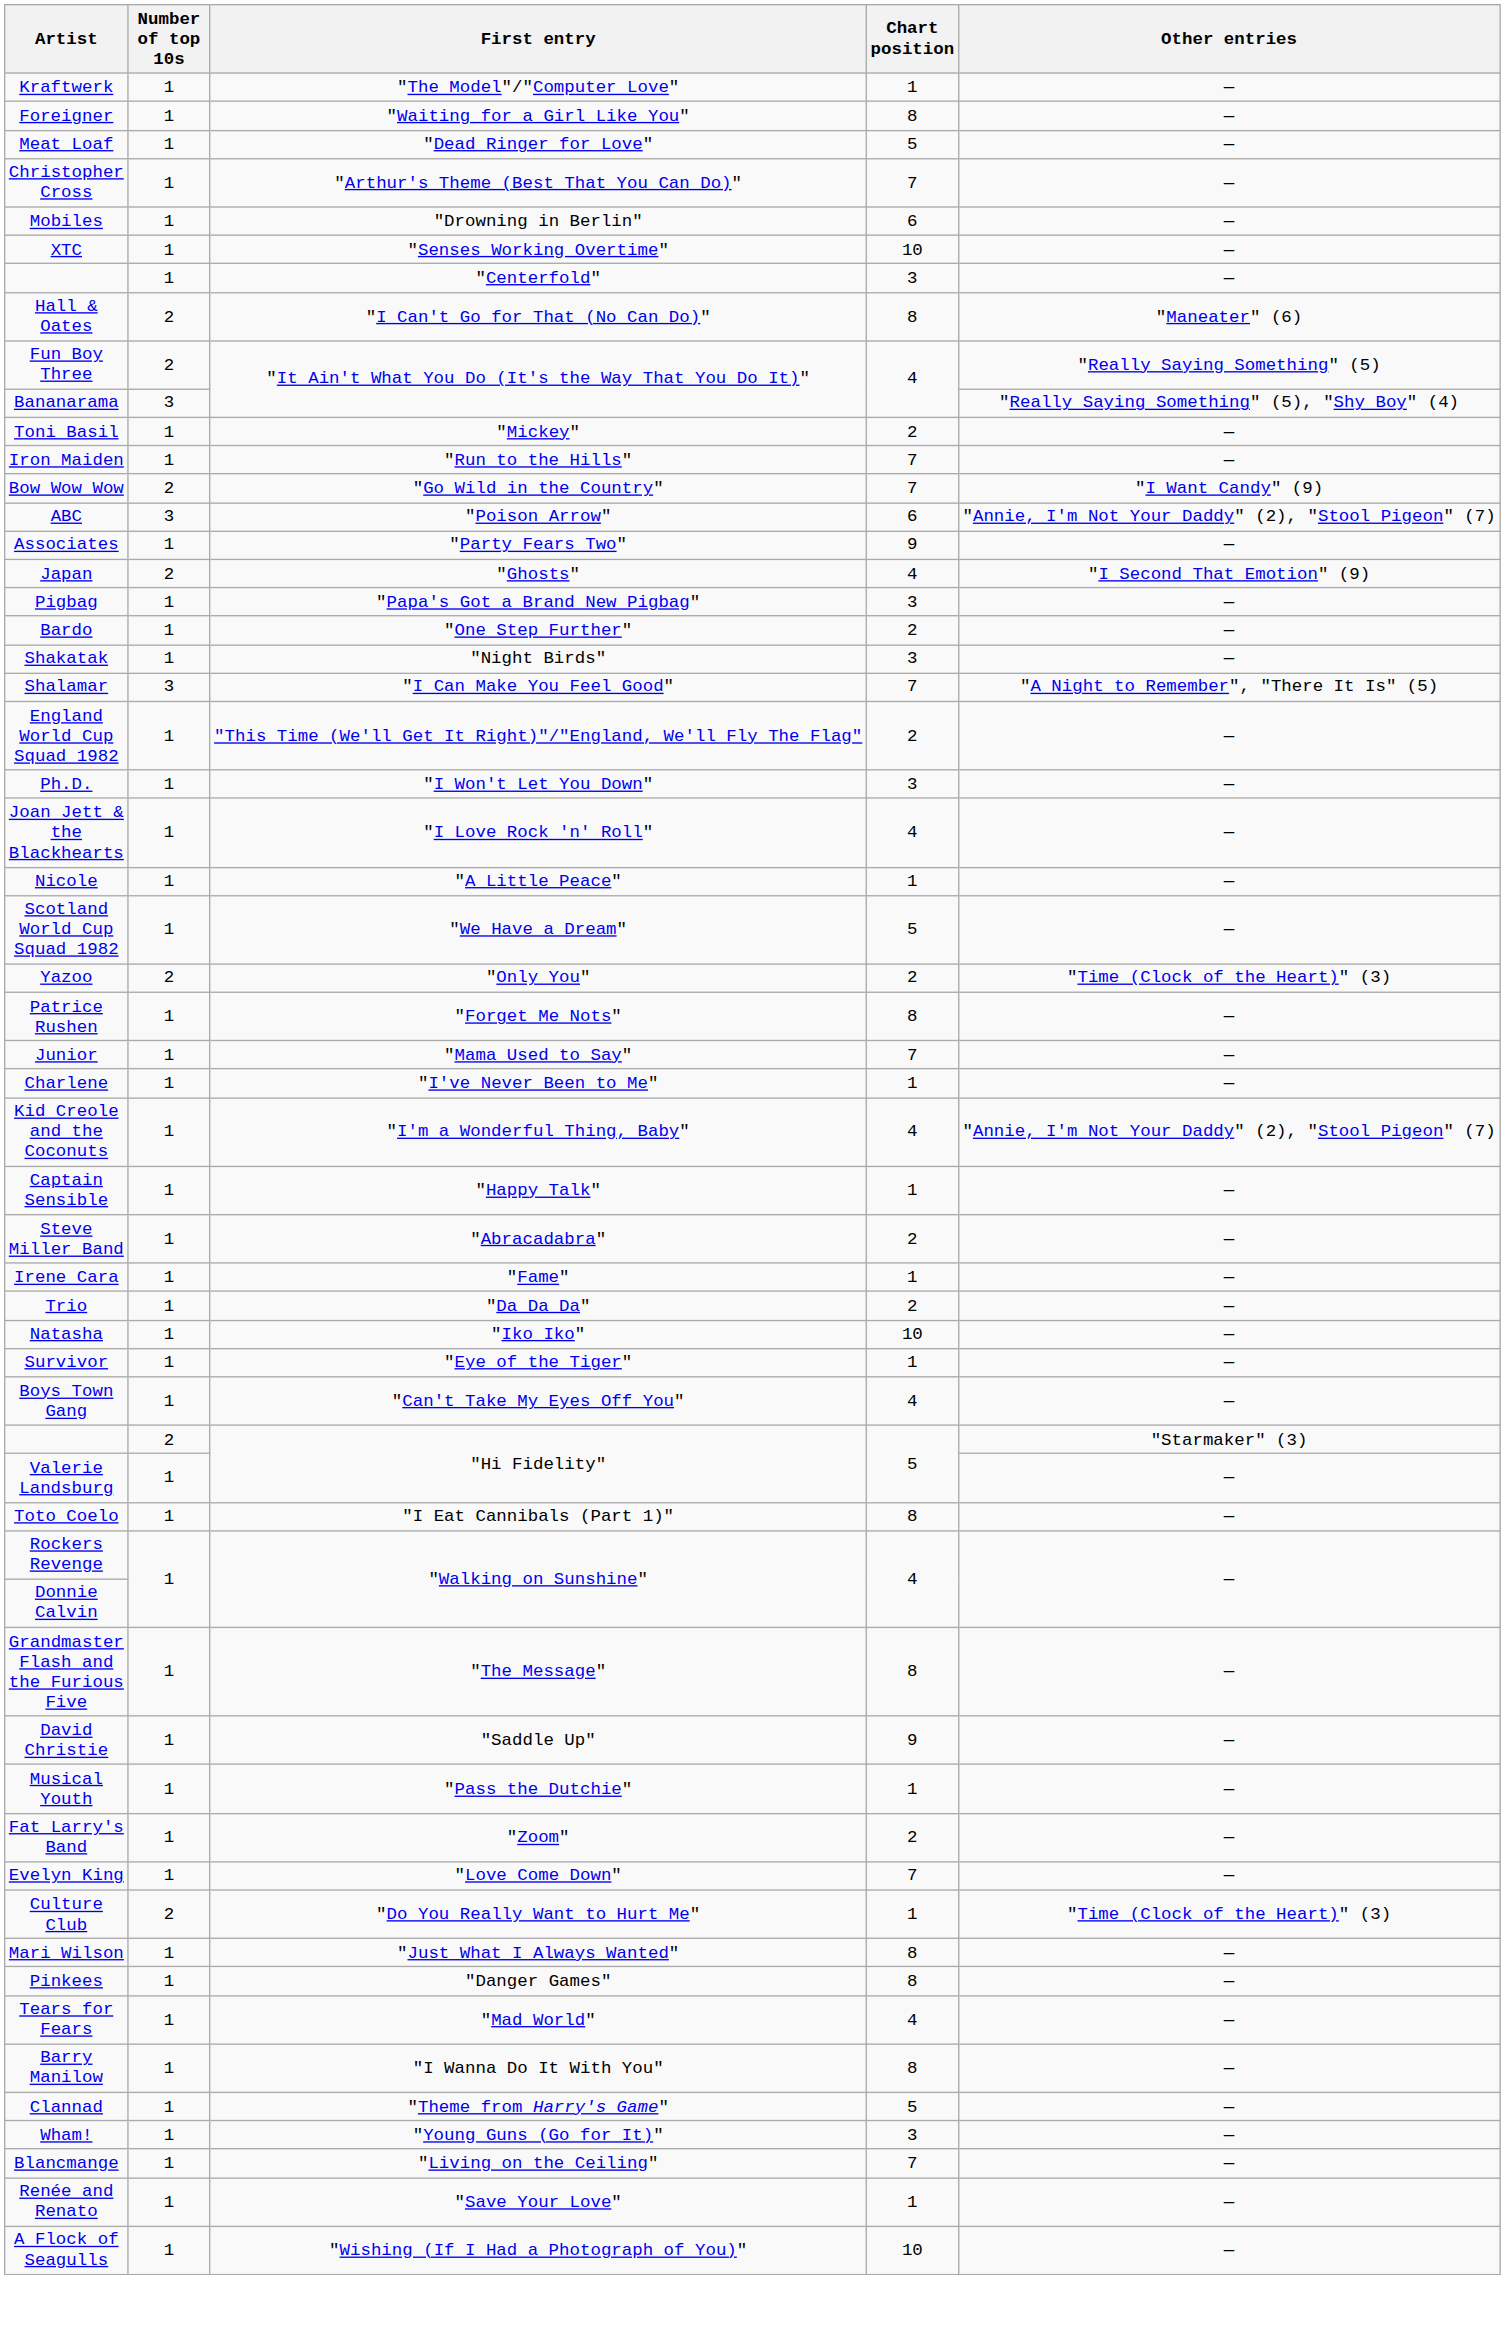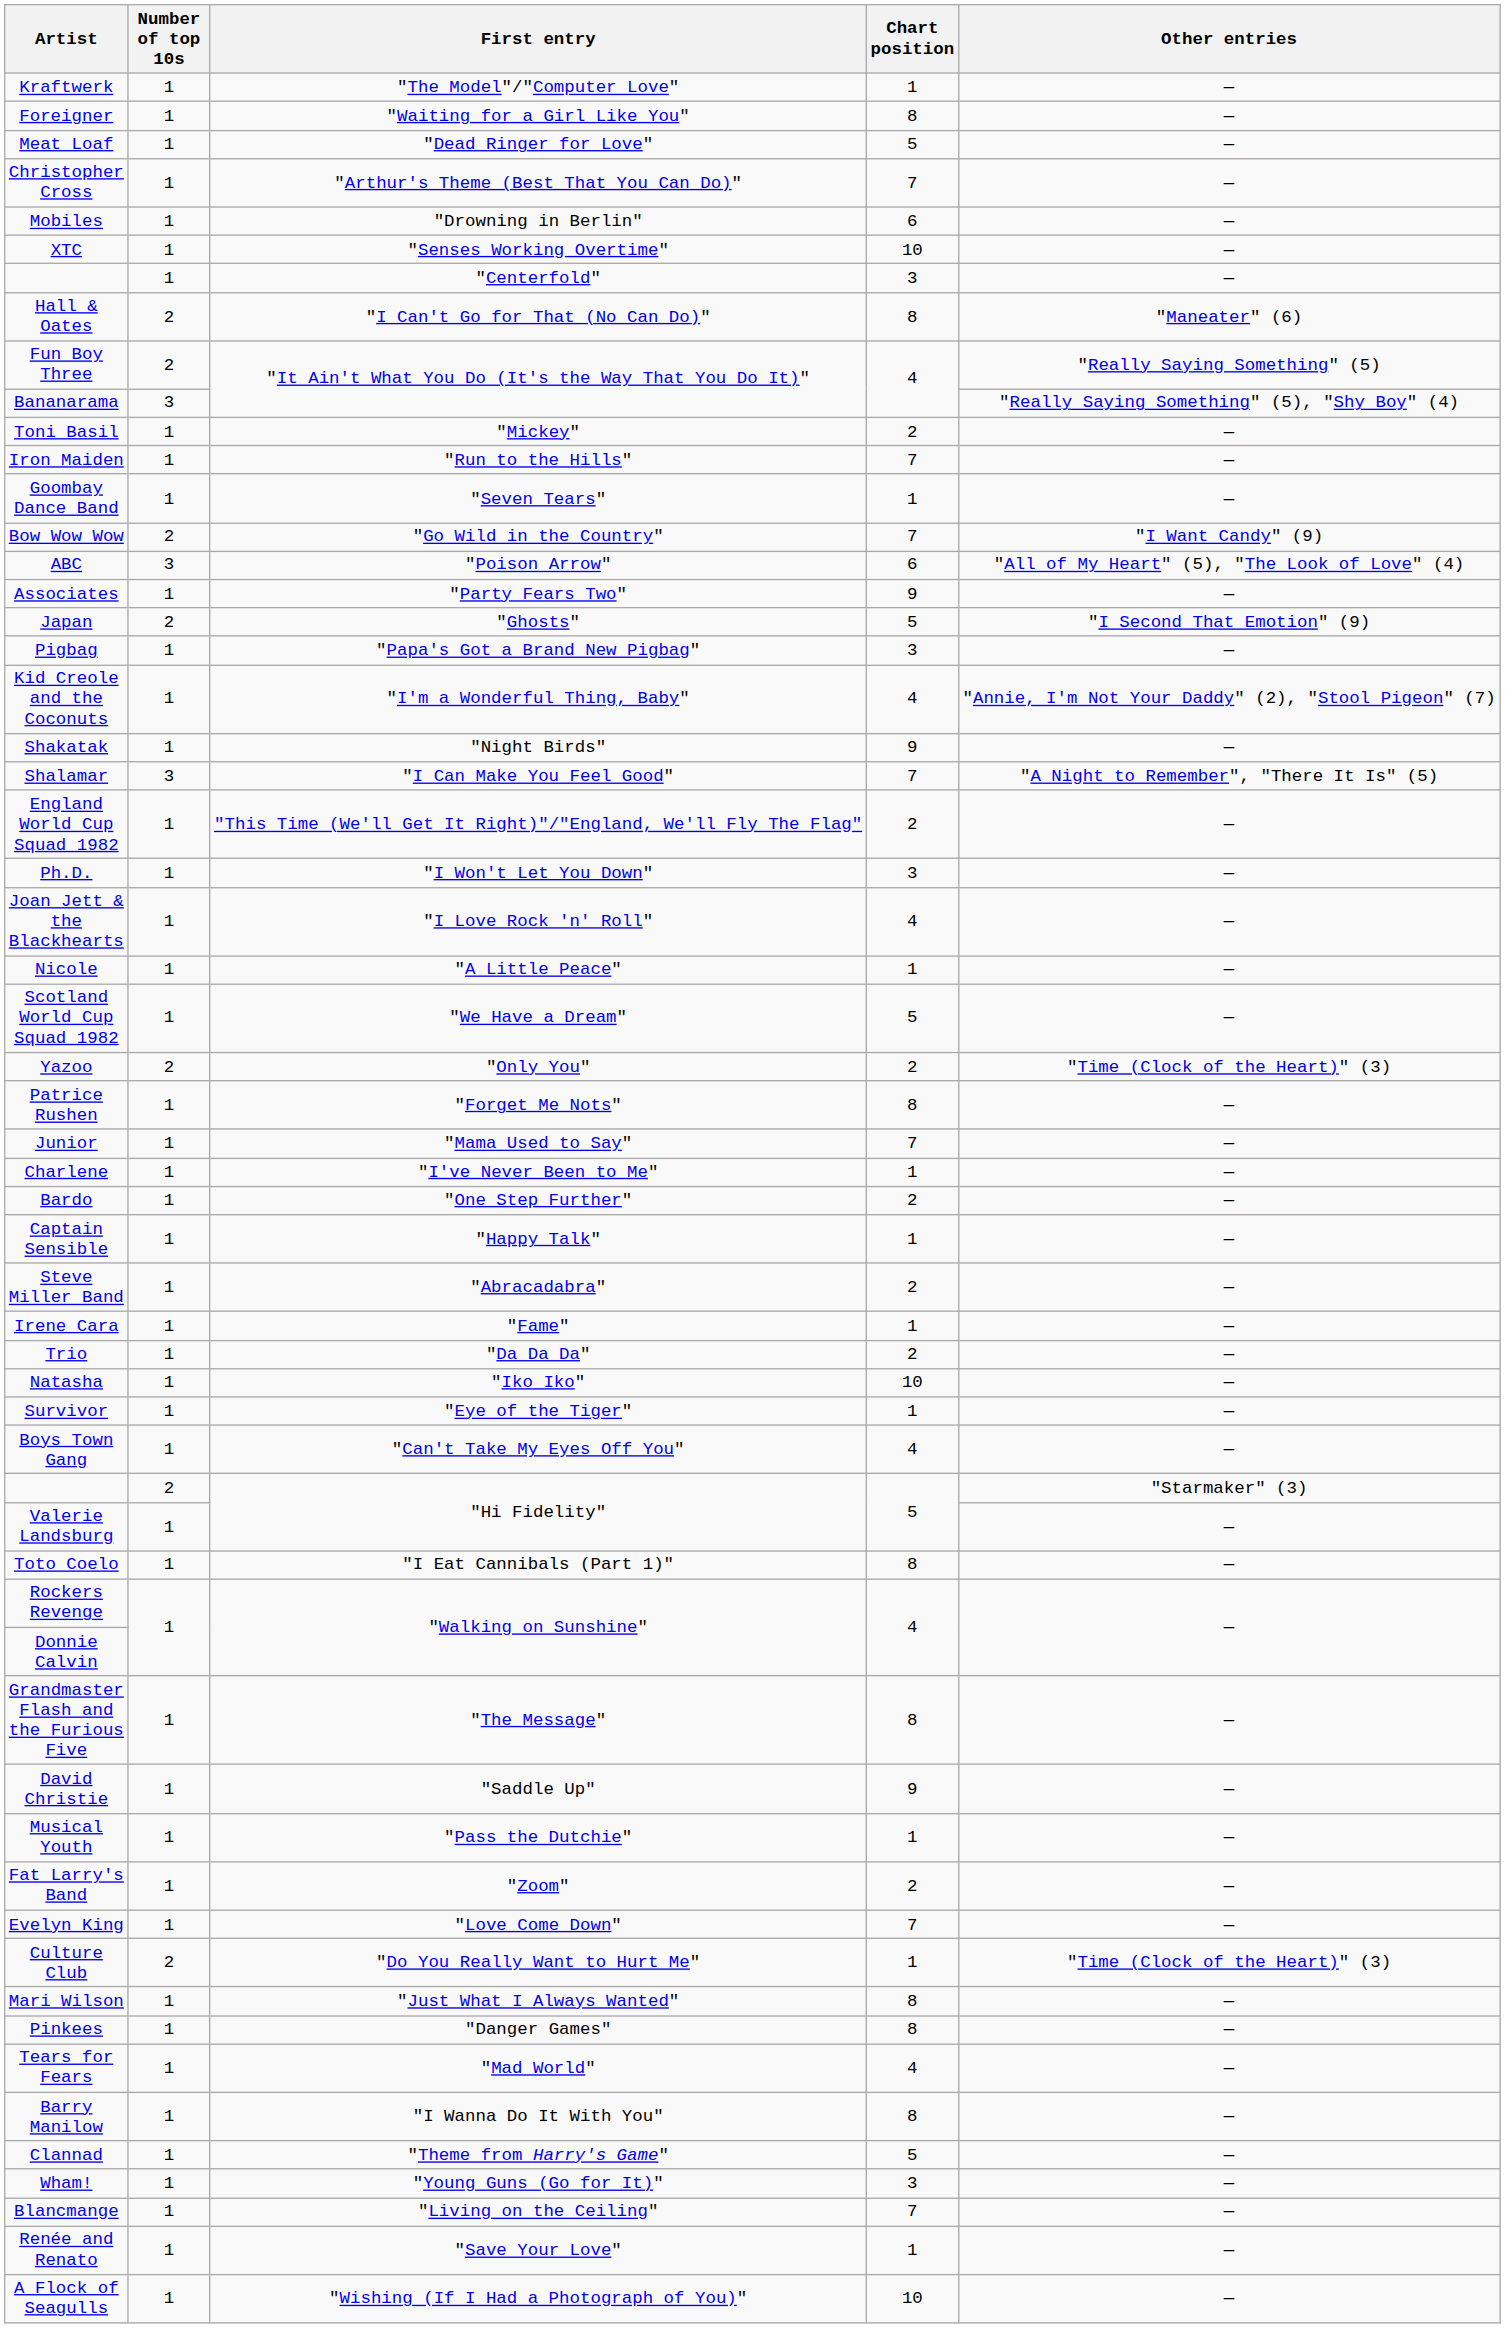+ row: (66, 499)
(1229, 517) "Annie, I'm Not Your Daddy" (2), "Stool Pigeon" (7) -> (1229, 565) "All of My Heart" (5), "The Look of Love" (4)
(912, 574) 4 -> (912, 622) 5
rows swapped: (66, 630) <-> (66, 1132)
(912, 659) 3 -> (912, 747) 9
